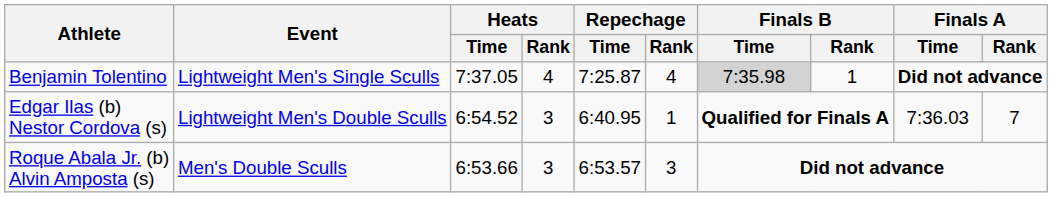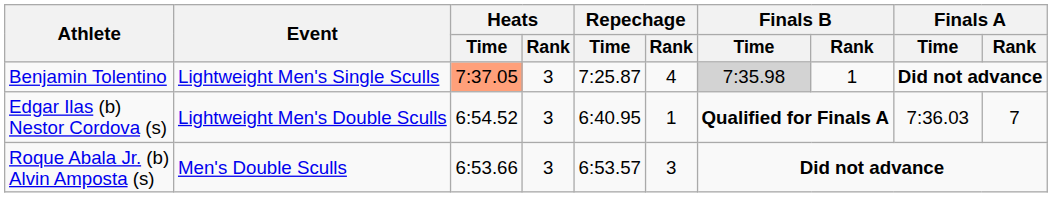(487, 77) no background -> (487, 77) lightsalmon background
(548, 77) 4 -> (548, 77) 3
